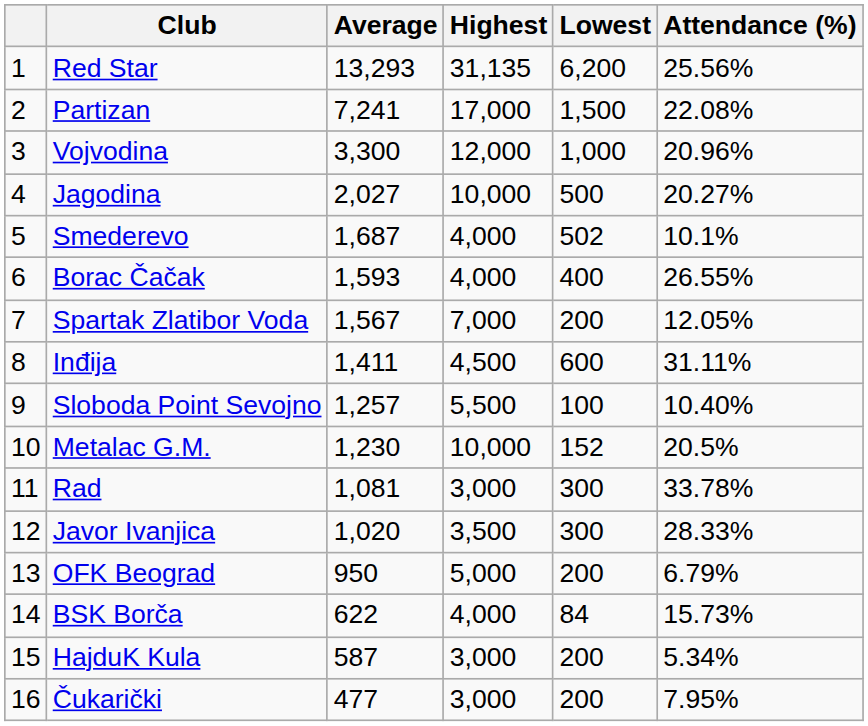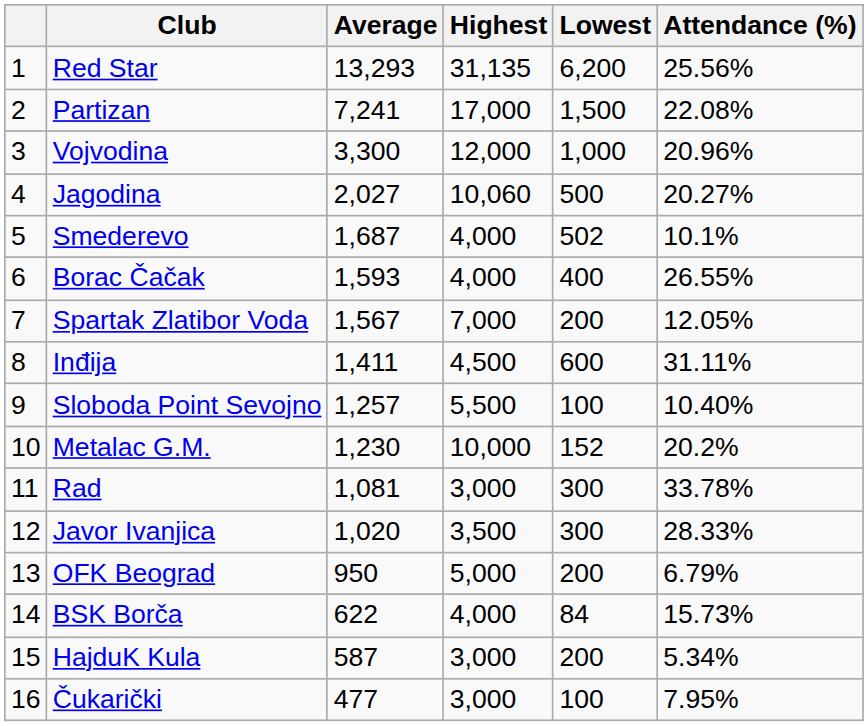(490, 194) 10,000 -> (490, 194) 10,060
(701, 446) 20.5% -> (701, 446) 20.2%
(582, 699) 200 -> (582, 699) 100
